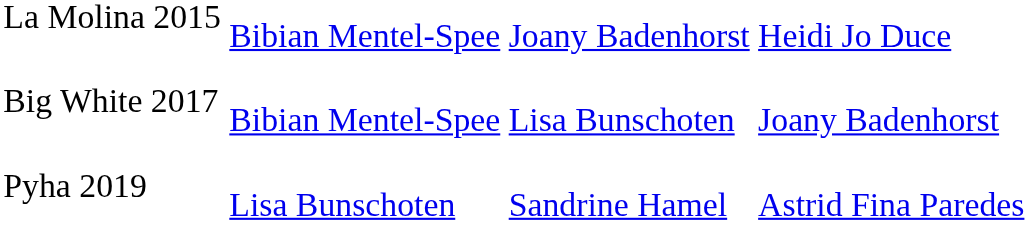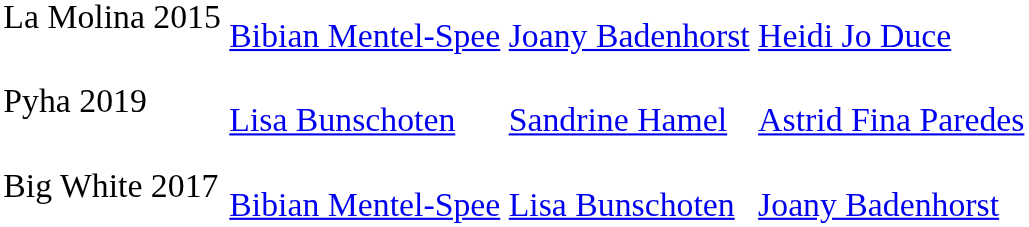rows swapped: (111, 101) <-> (75, 185)
